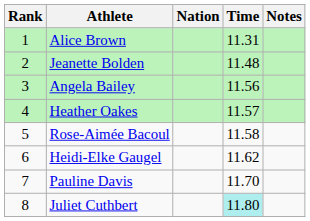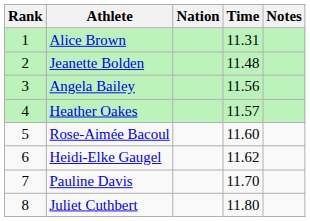(243, 134) 11.58 -> (243, 134) 11.60
(243, 205) paleturquoise background -> (243, 205) no background
